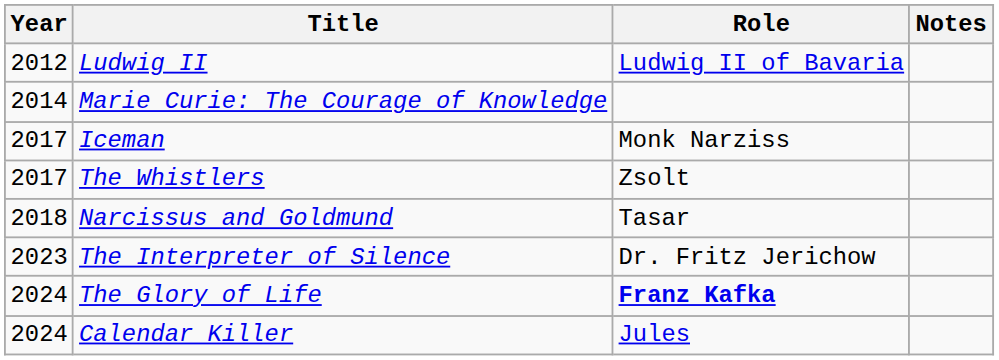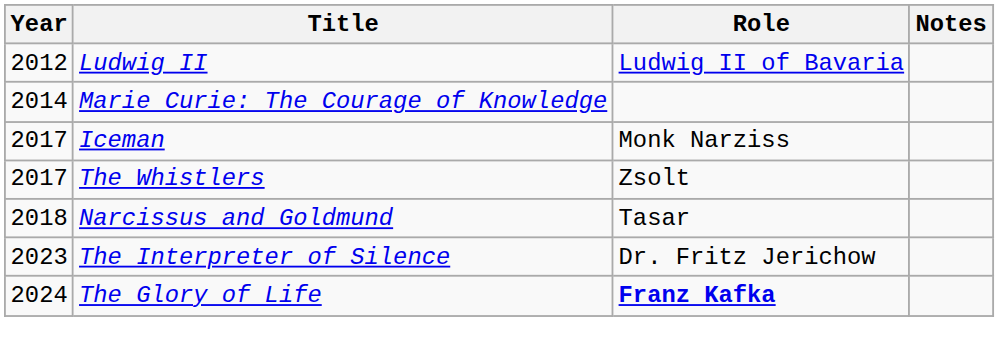- row: (186, 334)
